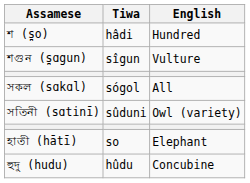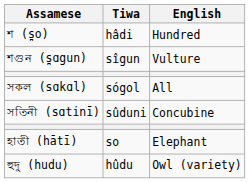(197, 112) Owl (variety) -> (183, 112) Concubine
(183, 166) Concubine -> (197, 166) Owl (variety)
